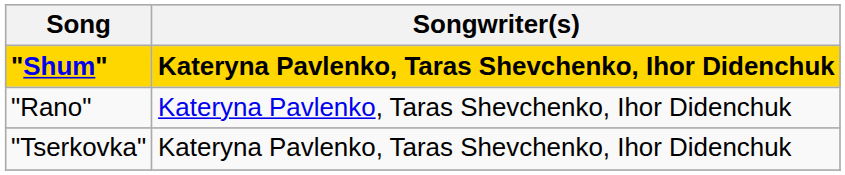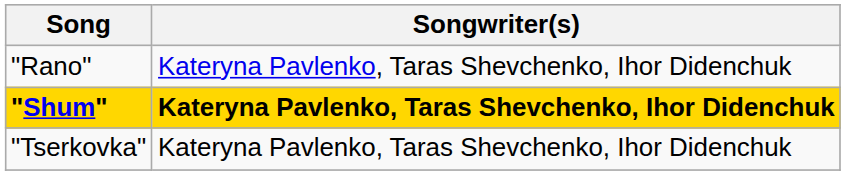rows swapped: (51, 107) <-> (59, 66)
